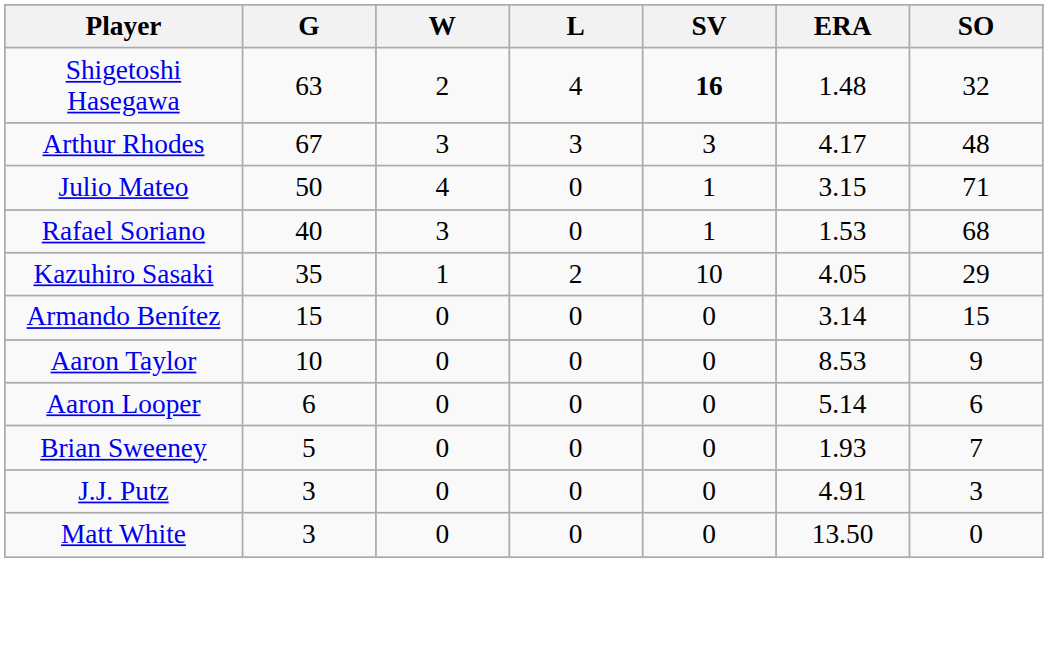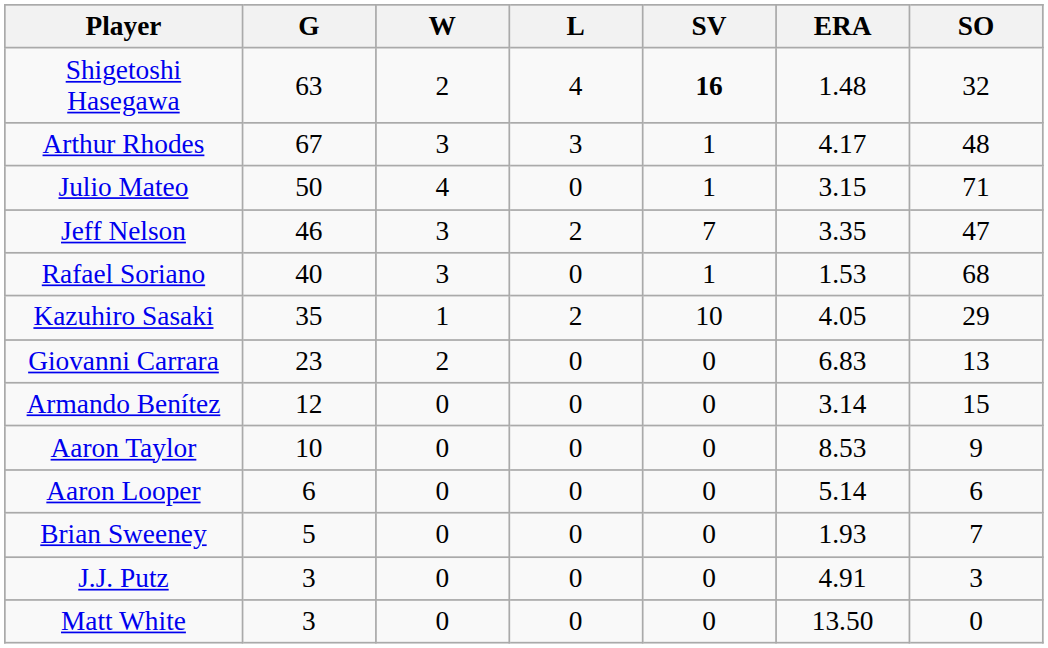(709, 143) 3 -> (709, 143) 1
+ row: (123, 230)
+ row: (123, 360)
(309, 317) 15 -> (309, 404) 12
